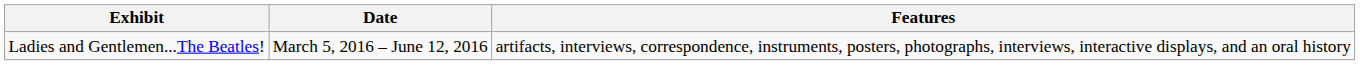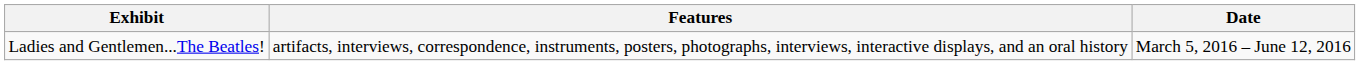columns swapped: (380, 18) <-> (923, 18)
